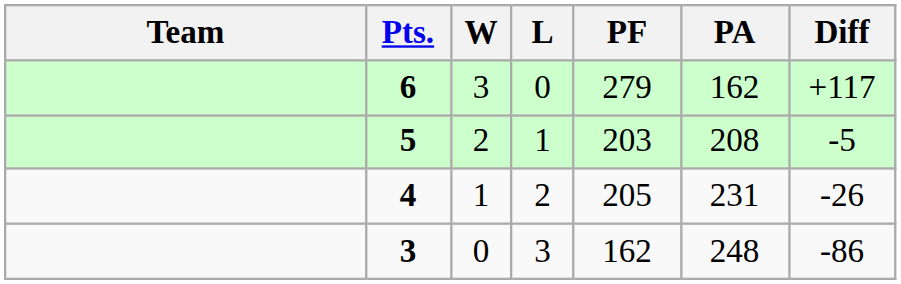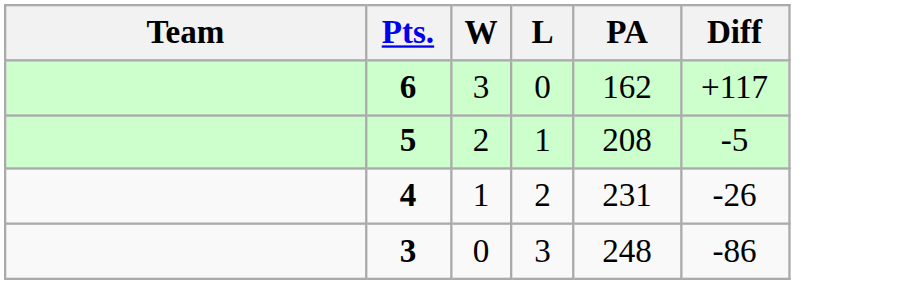- column: (627, 32)
